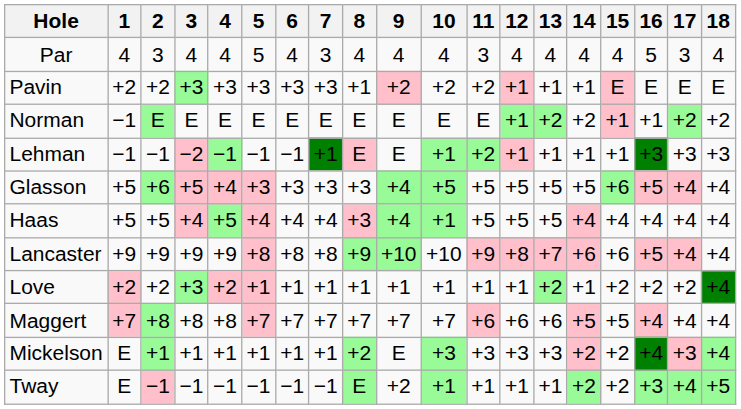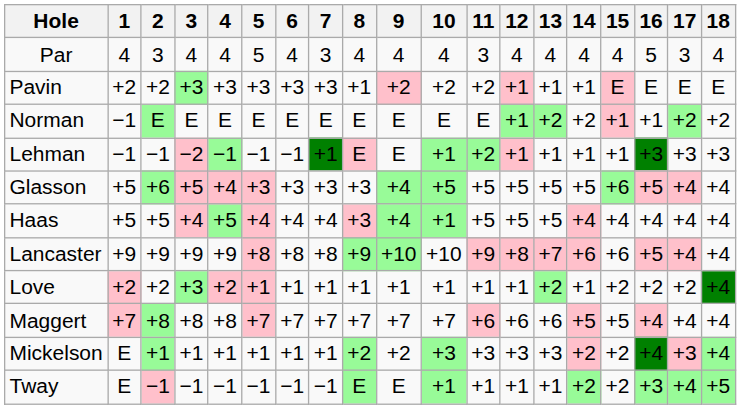(399, 353) E -> (399, 353) +2
(399, 386) +2 -> (399, 386) E
